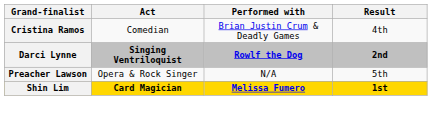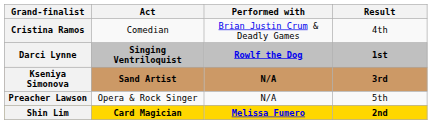(380, 55) 2nd -> (380, 55) 1st
+ row: (48, 79)
(380, 88) 1st -> (380, 113) 2nd
